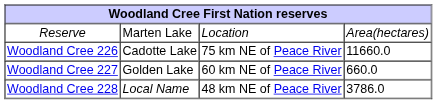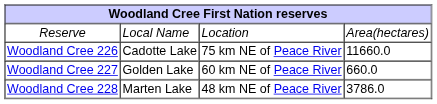(157, 32) Marten Lake -> (156, 32) Local Name
(156, 89) Local Name -> (157, 89) Marten Lake
